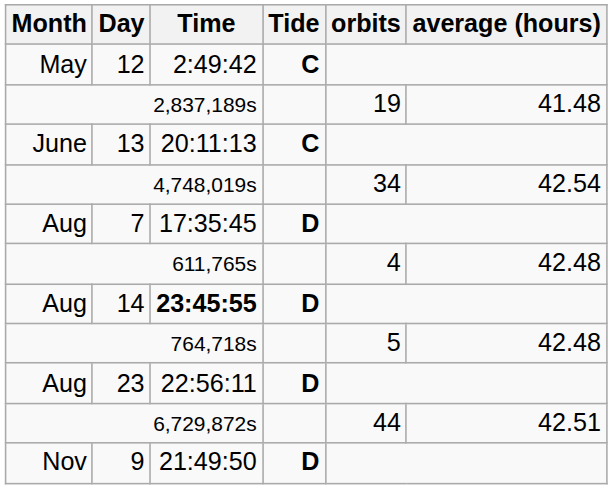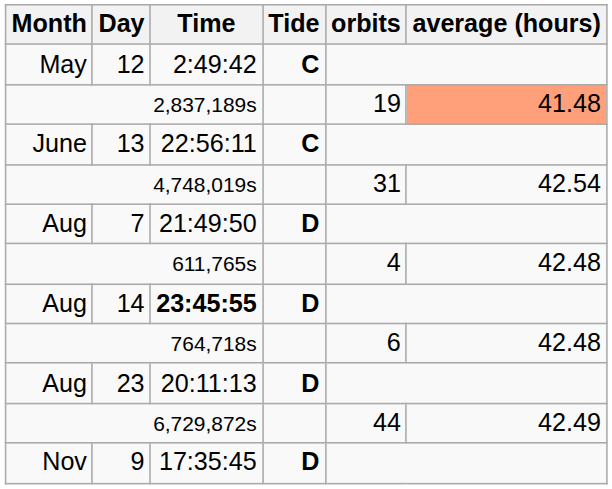(569, 104) no background -> (569, 104) lightsalmon background
(209, 143) 20:11:13 -> (209, 143) 22:56:11
(387, 183) 34 -> (387, 183) 31
(208, 223) 17:35:45 -> (208, 223) 21:49:50
(394, 343) 5 -> (394, 343) 6
(209, 382) 22:56:11 -> (209, 382) 20:11:13
(569, 422) 42.51 -> (569, 422) 42.49
(208, 462) 21:49:50 -> (208, 462) 17:35:45
